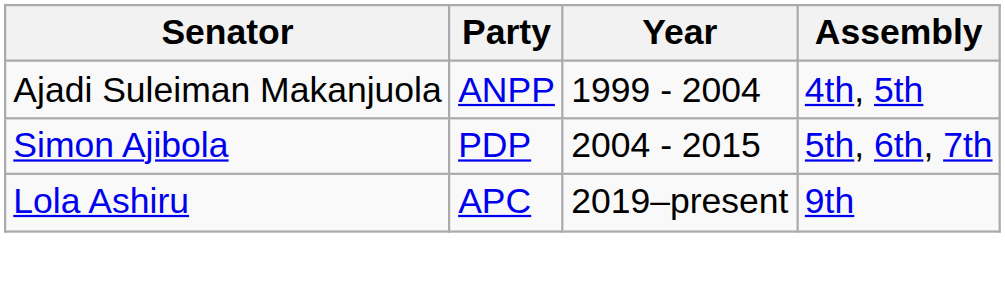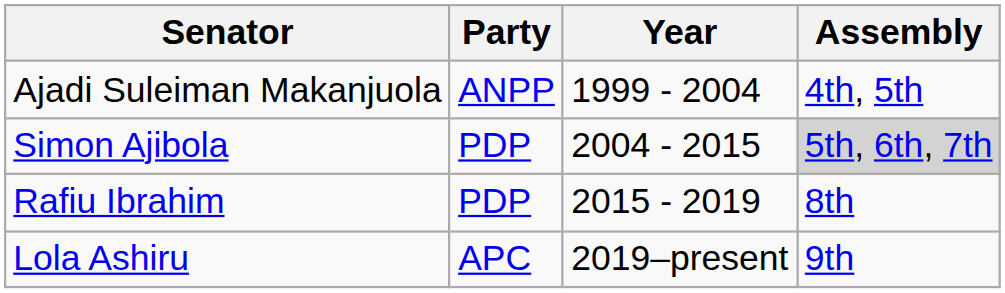(899, 145) no background -> (899, 145) lightgrey background
+ row: (119, 201)
